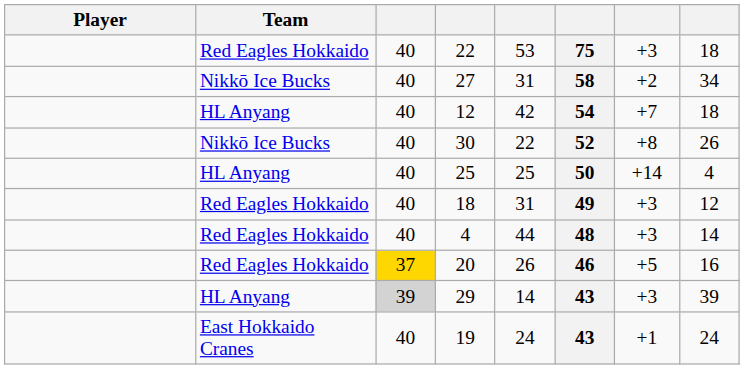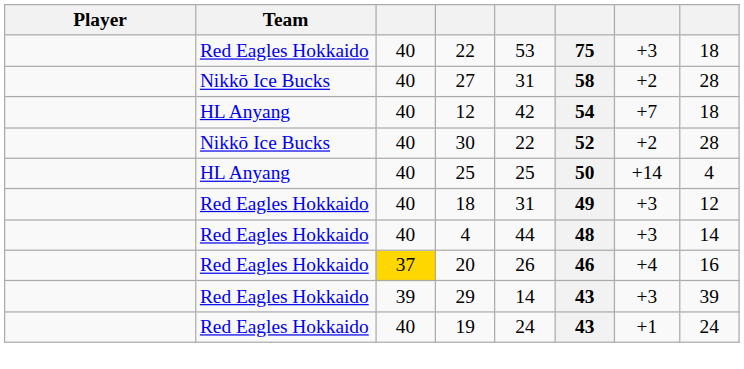(709, 81) 34 -> (709, 81) 28
(647, 142) +8 -> (647, 142) +2
(709, 142) 26 -> (709, 142) 28
(647, 265) +5 -> (647, 265) +4
(245, 296) HL Anyang -> (284, 296) Red Eagles Hokkaido
(405, 296) lightgrey background -> (405, 296) no background
(257, 337) East Hokkaido Cranes -> (284, 326) Red Eagles Hokkaido
